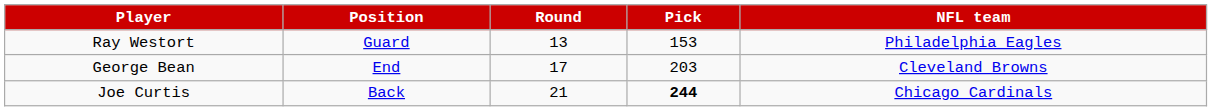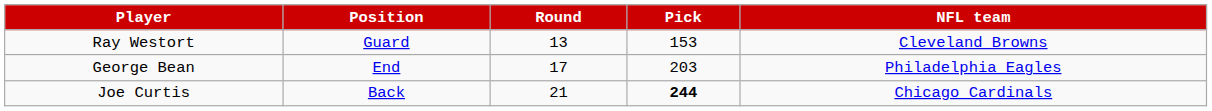(973, 42) Philadelphia Eagles -> (973, 42) Cleveland Browns
(973, 68) Cleveland Browns -> (973, 68) Philadelphia Eagles
